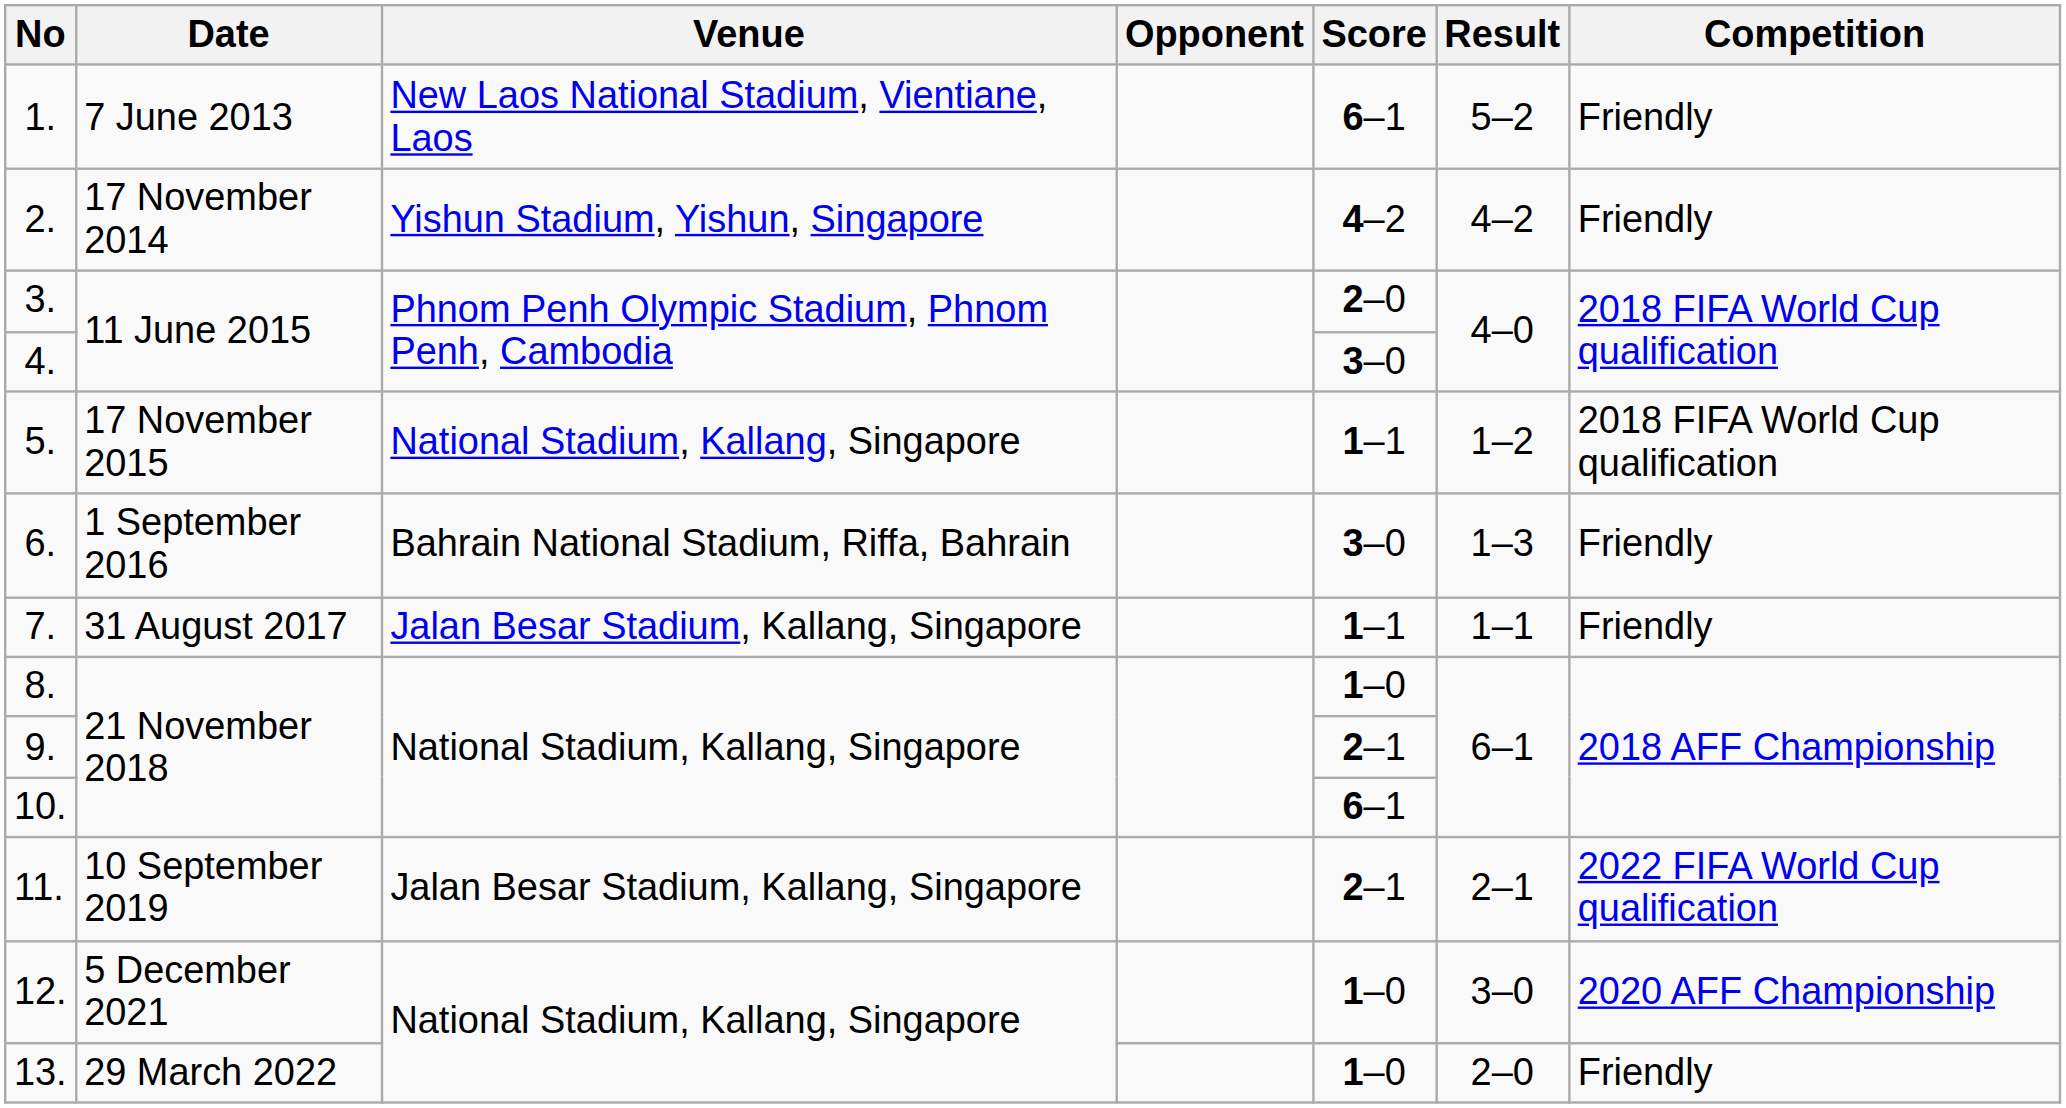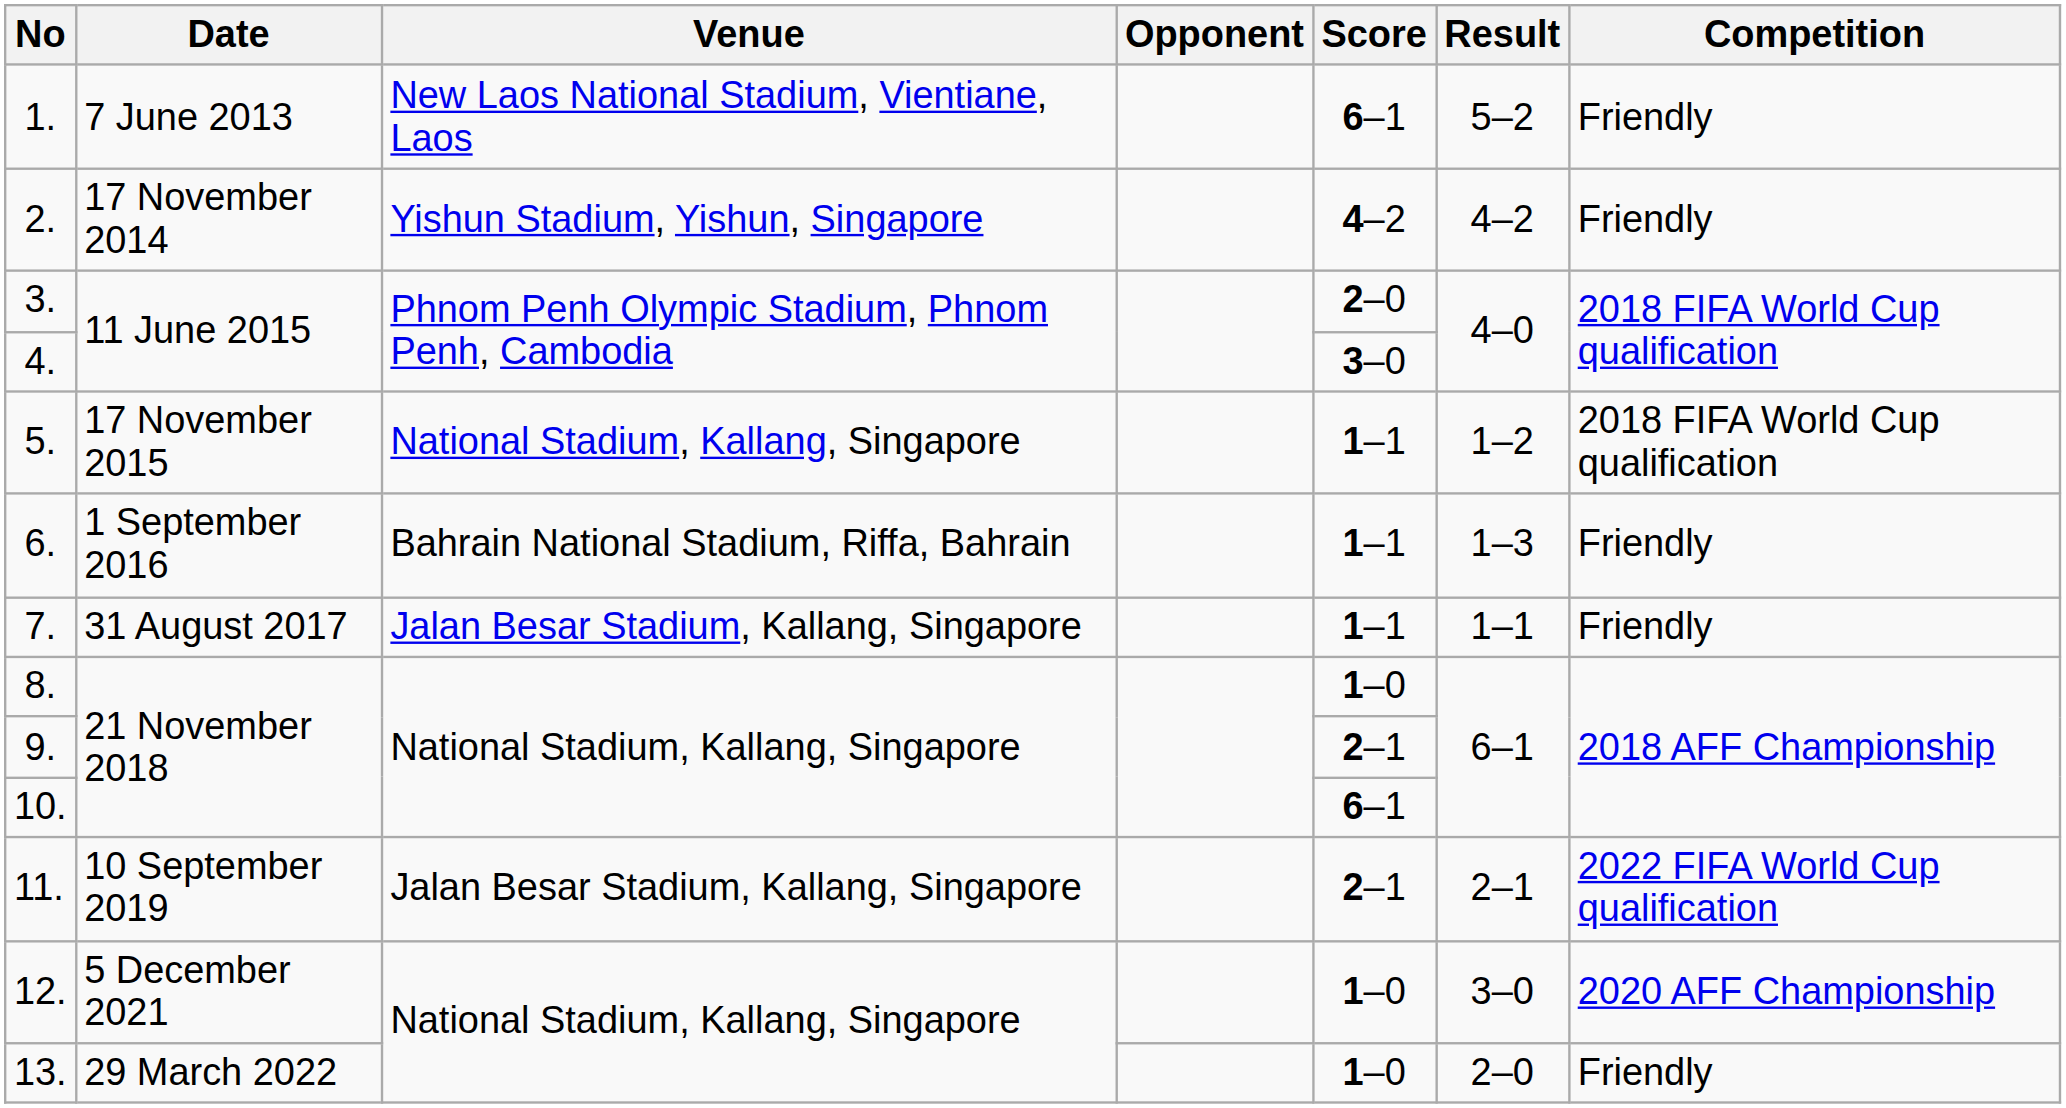(1374, 544) 3–0 -> (1374, 544) 1–1
